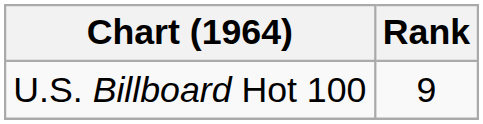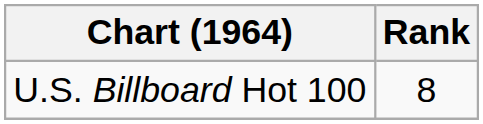(426, 89) 9 -> (426, 89) 8
